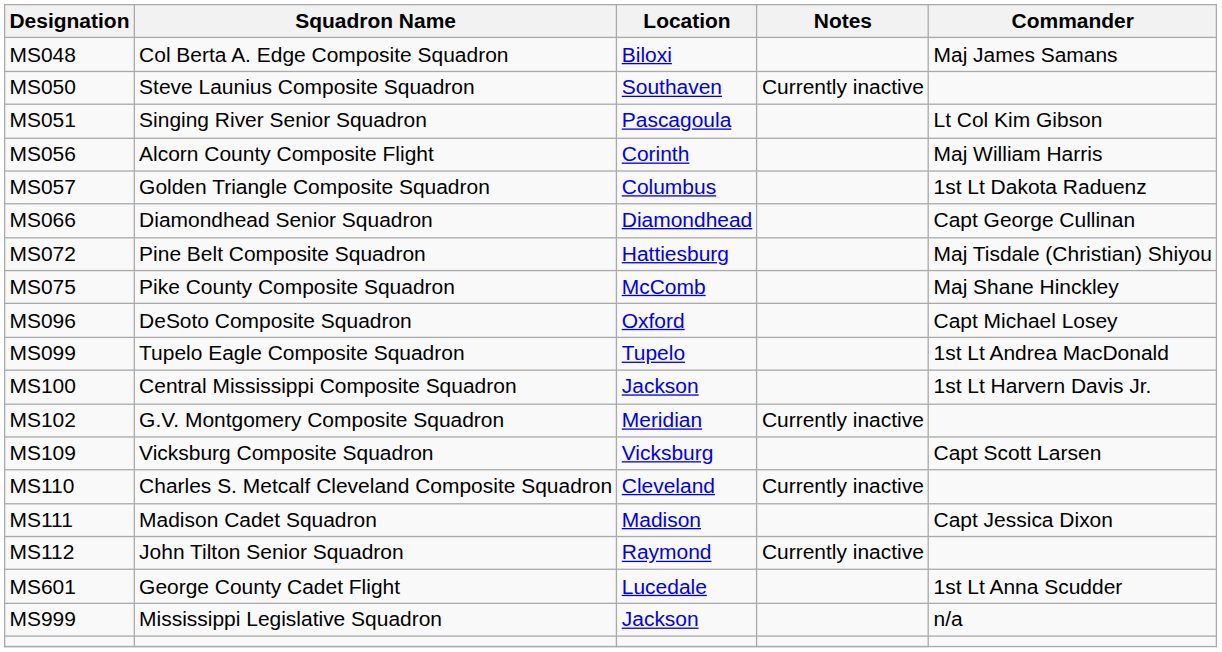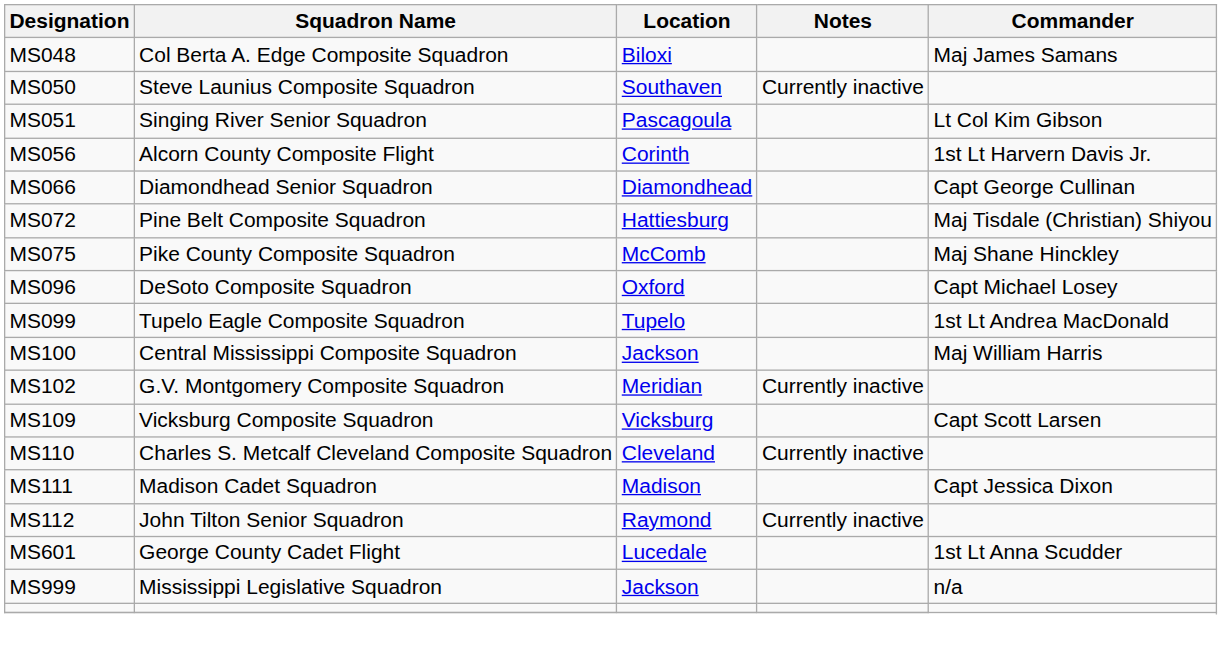(1018, 154) Maj William Harris -> (1042, 154) 1st Lt Harvern Davis Jr.
- row: (43, 187)
(1042, 386) 1st Lt Harvern Davis Jr. -> (1018, 353) Maj William Harris
